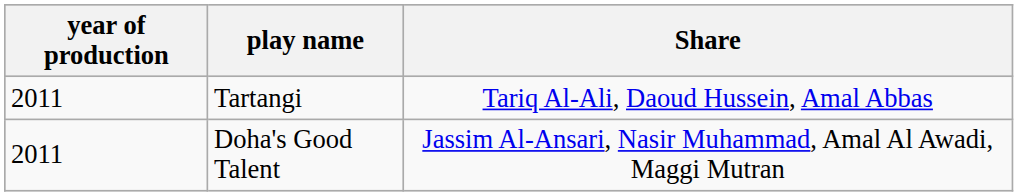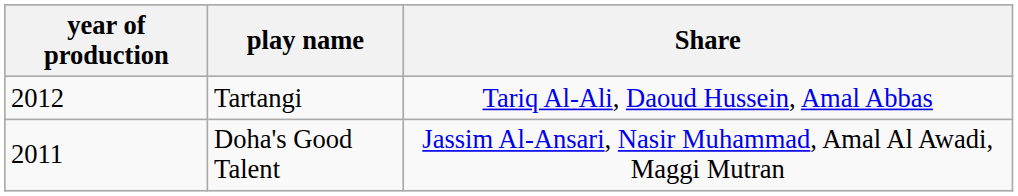(37, 97) 2011 -> (38, 97) 2012
